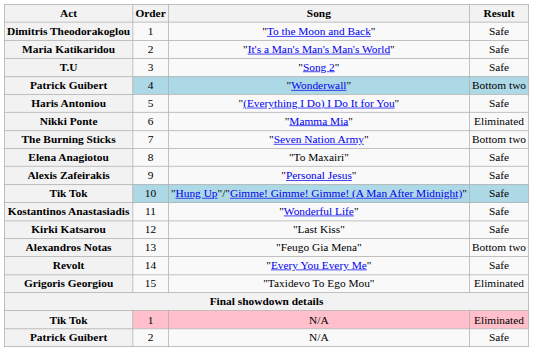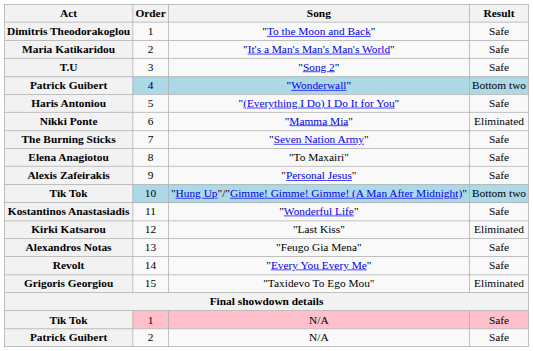(499, 139) Bottom two -> (499, 139) Safe
(499, 193) Safe -> (499, 193) Bottom two
(499, 229) Safe -> (499, 229) Eliminated
(499, 247) Bottom two -> (499, 247) Safe
(499, 319) Eliminated -> (499, 319) Safe
